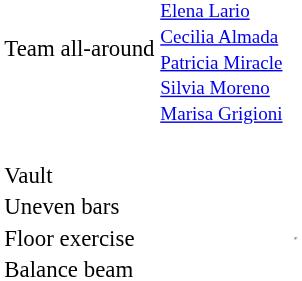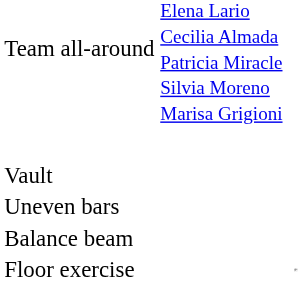rows swapped: (69, 269) <-> (69, 238)
